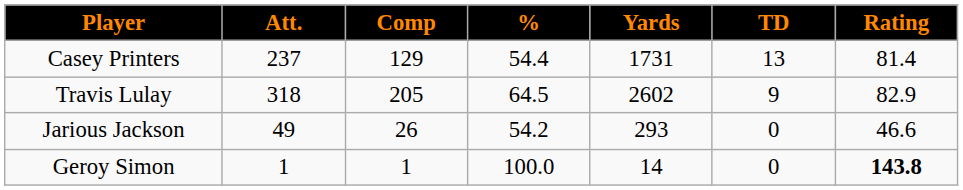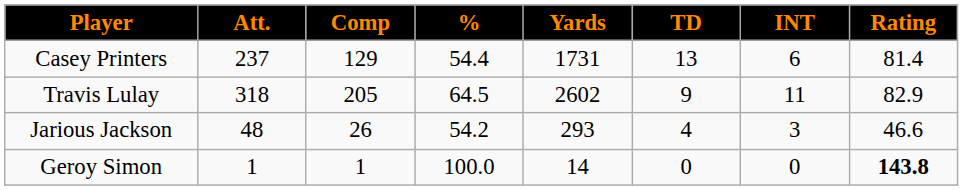+ column: (795, 22)
(284, 130) 49 -> (252, 130) 48
(774, 130) 0 -> (686, 130) 4
